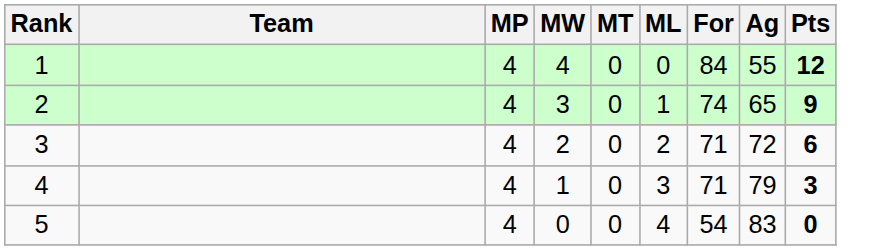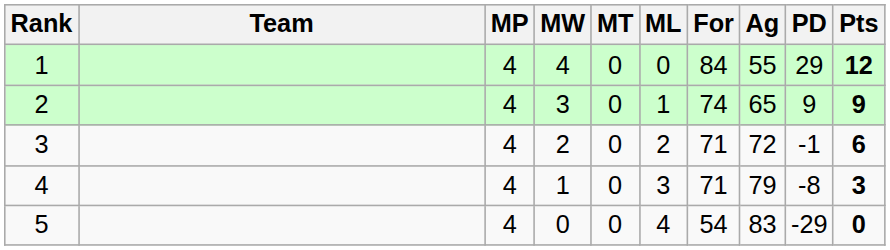+ column: (809, 24)
